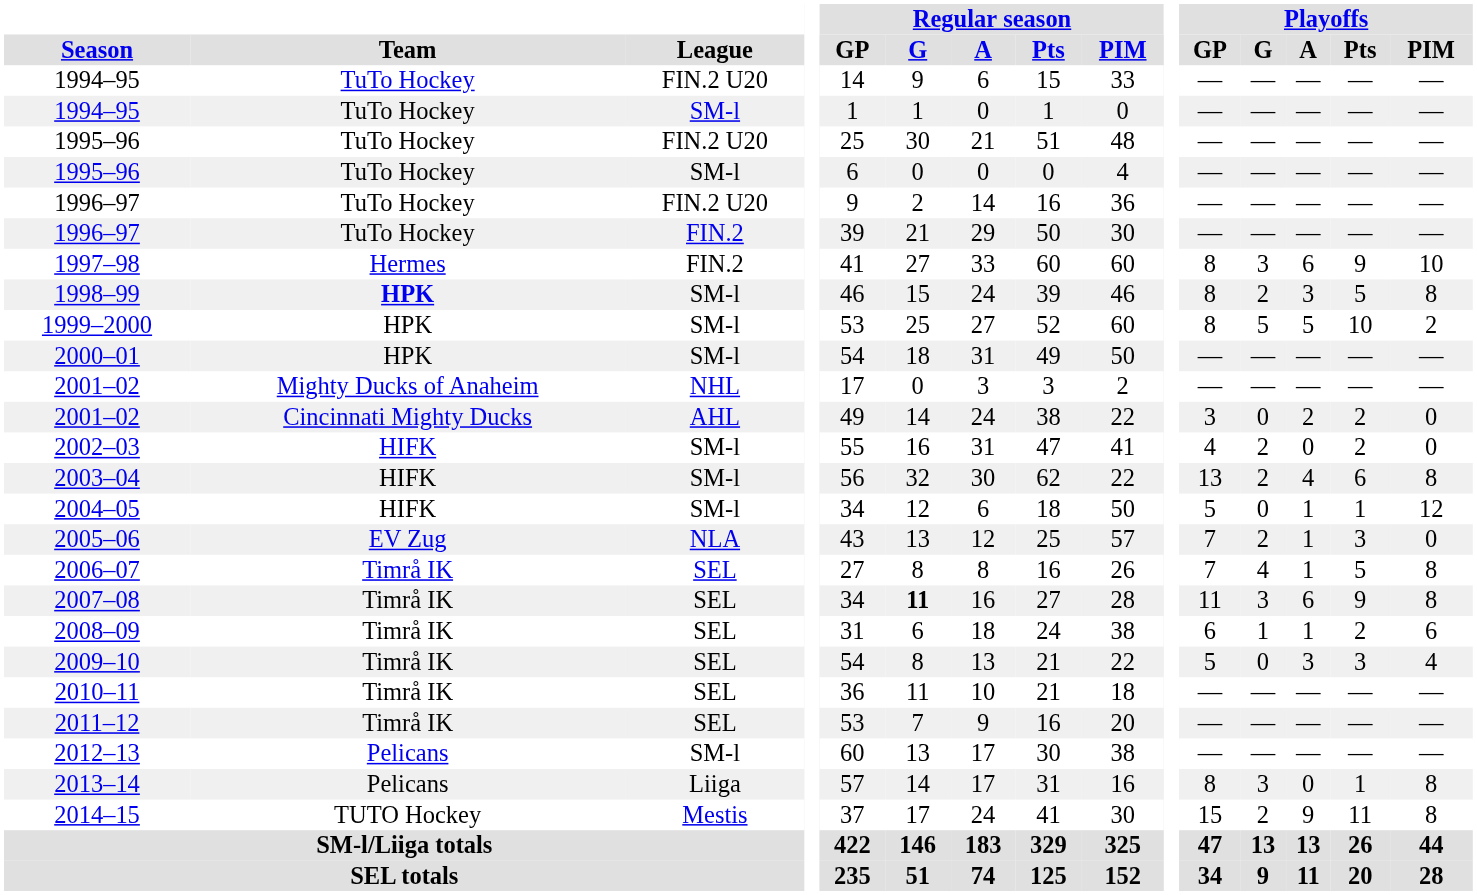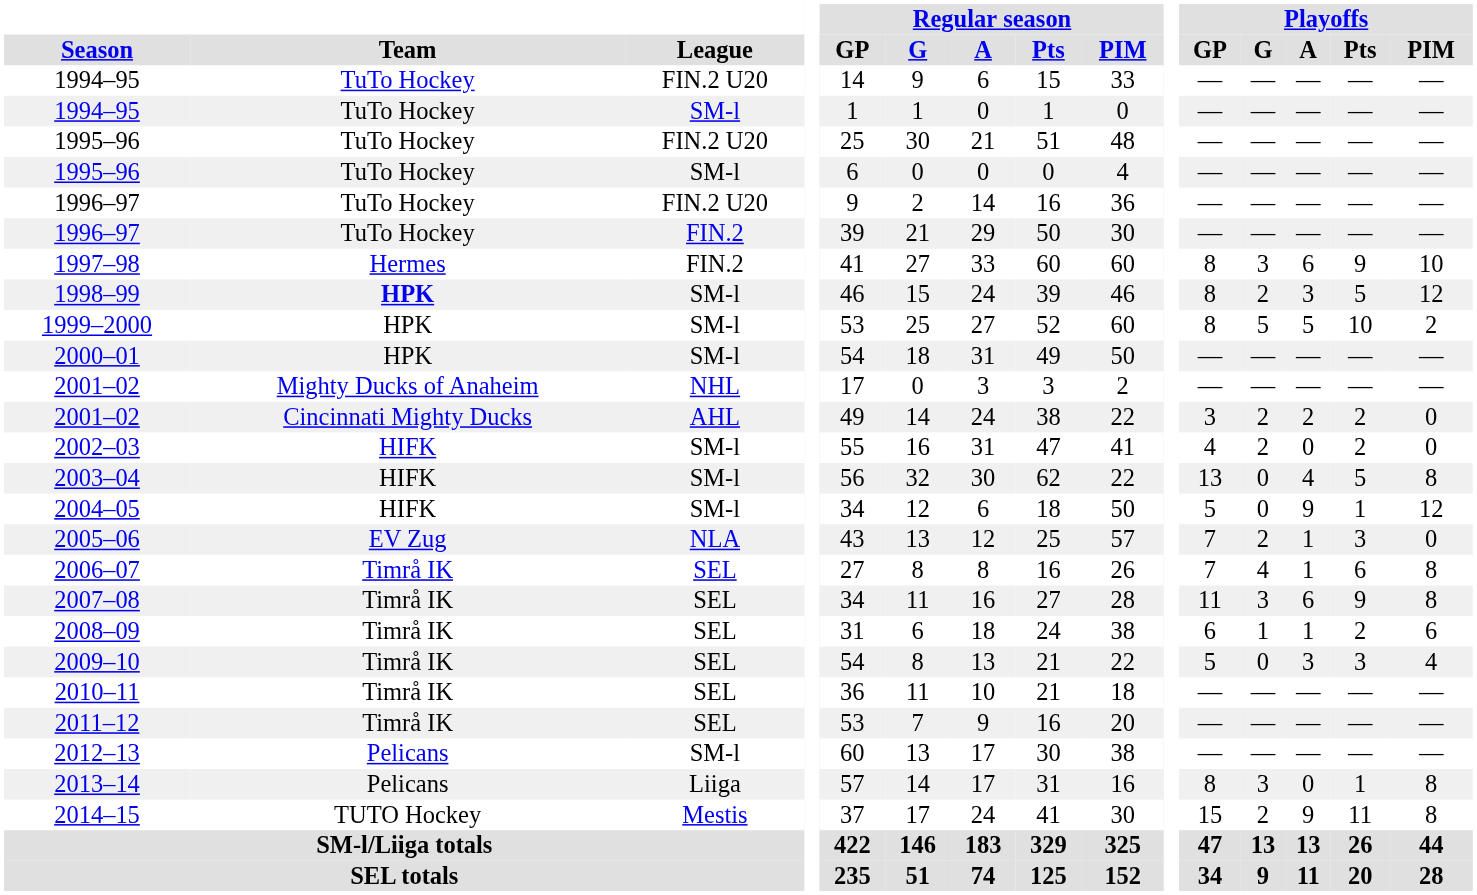(1431, 294) 8 -> (1431, 294) 12
(1263, 416) 0 -> (1263, 416) 2
(1263, 478) 2 -> (1263, 478) 0
(1360, 478) 6 -> (1360, 478) 5
(1308, 508) 1 -> (1308, 508) 9
(1360, 569) 5 -> (1360, 569) 6
(918, 600) bold -> (918, 600) normal
